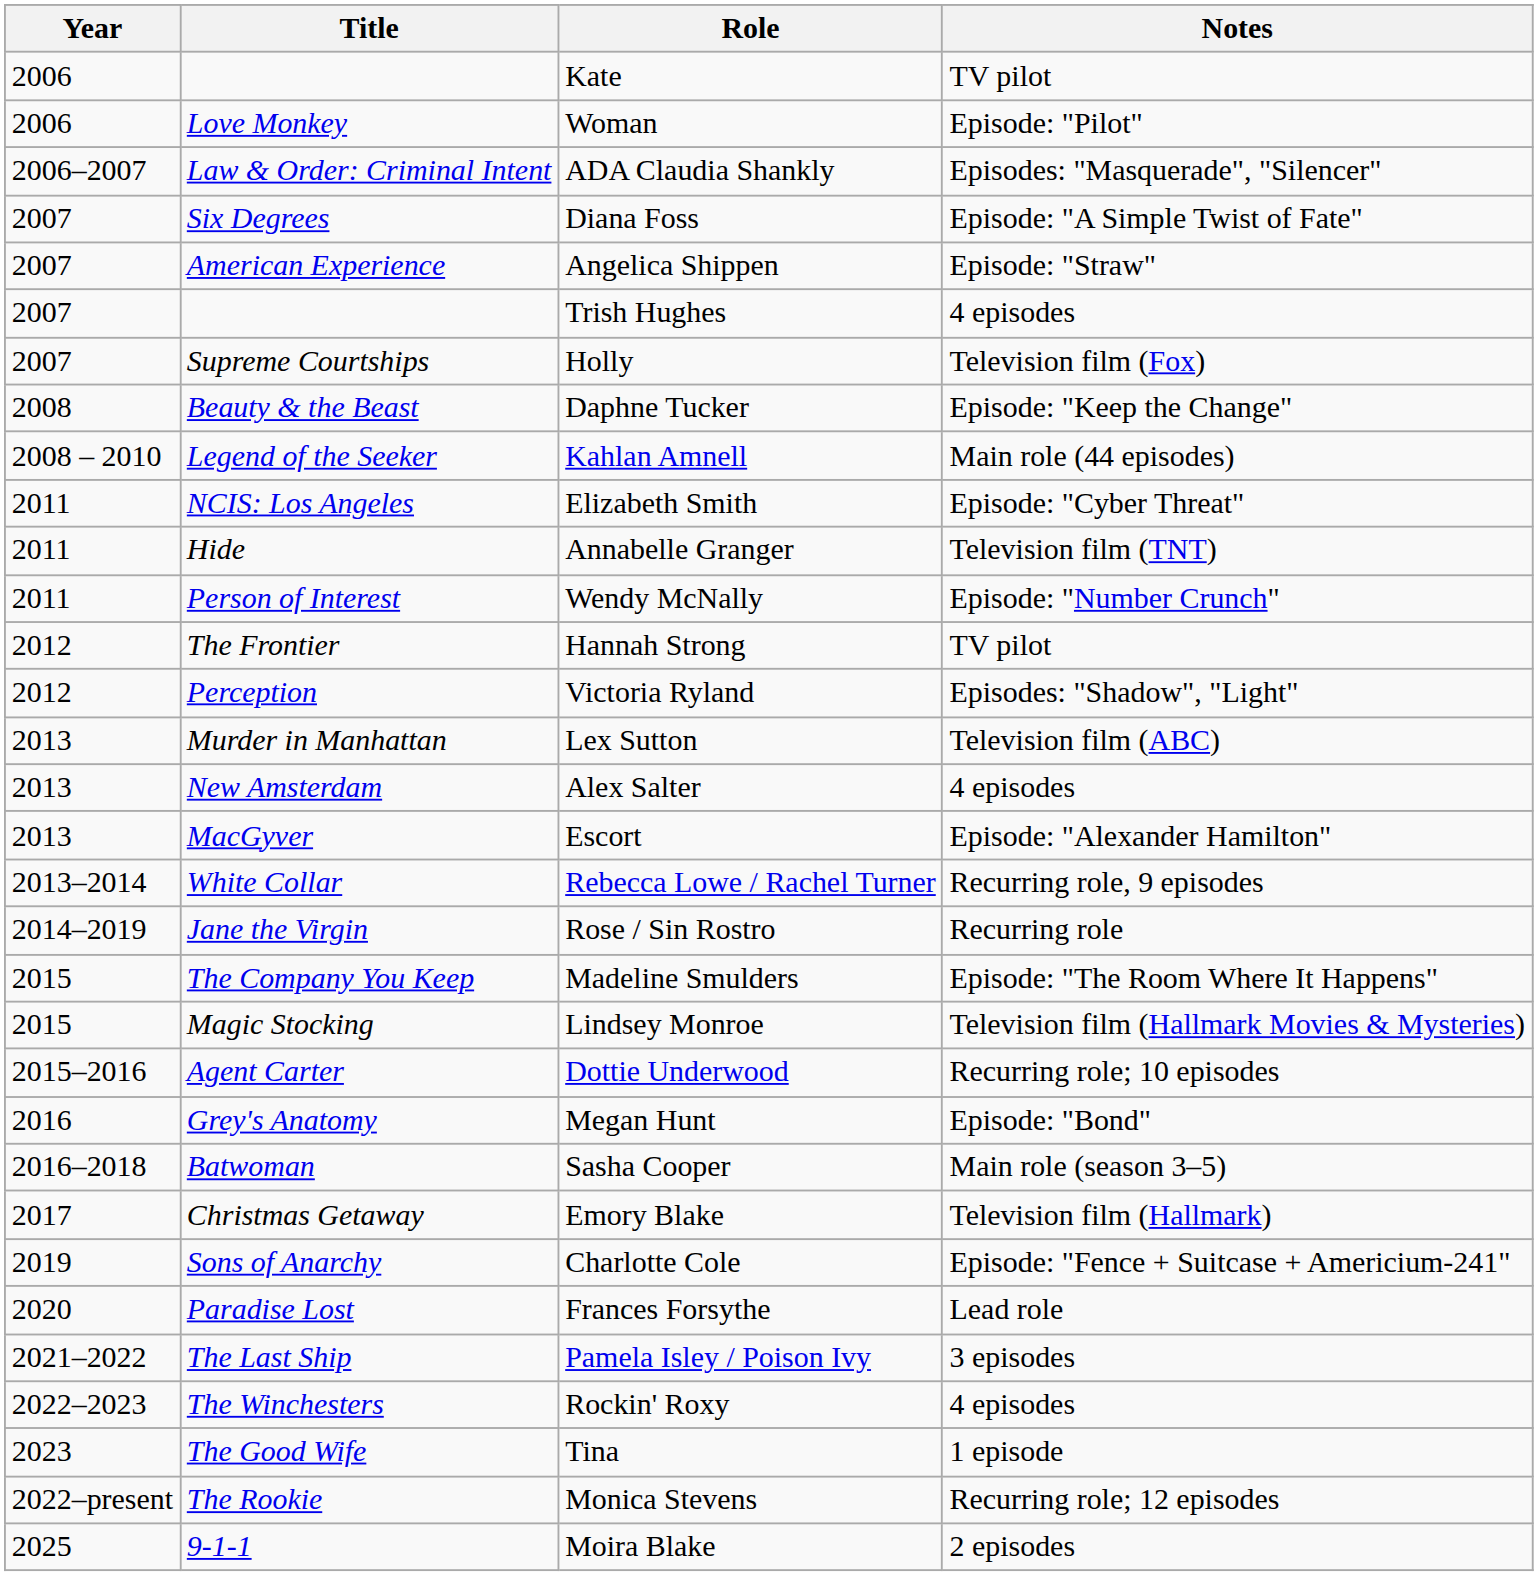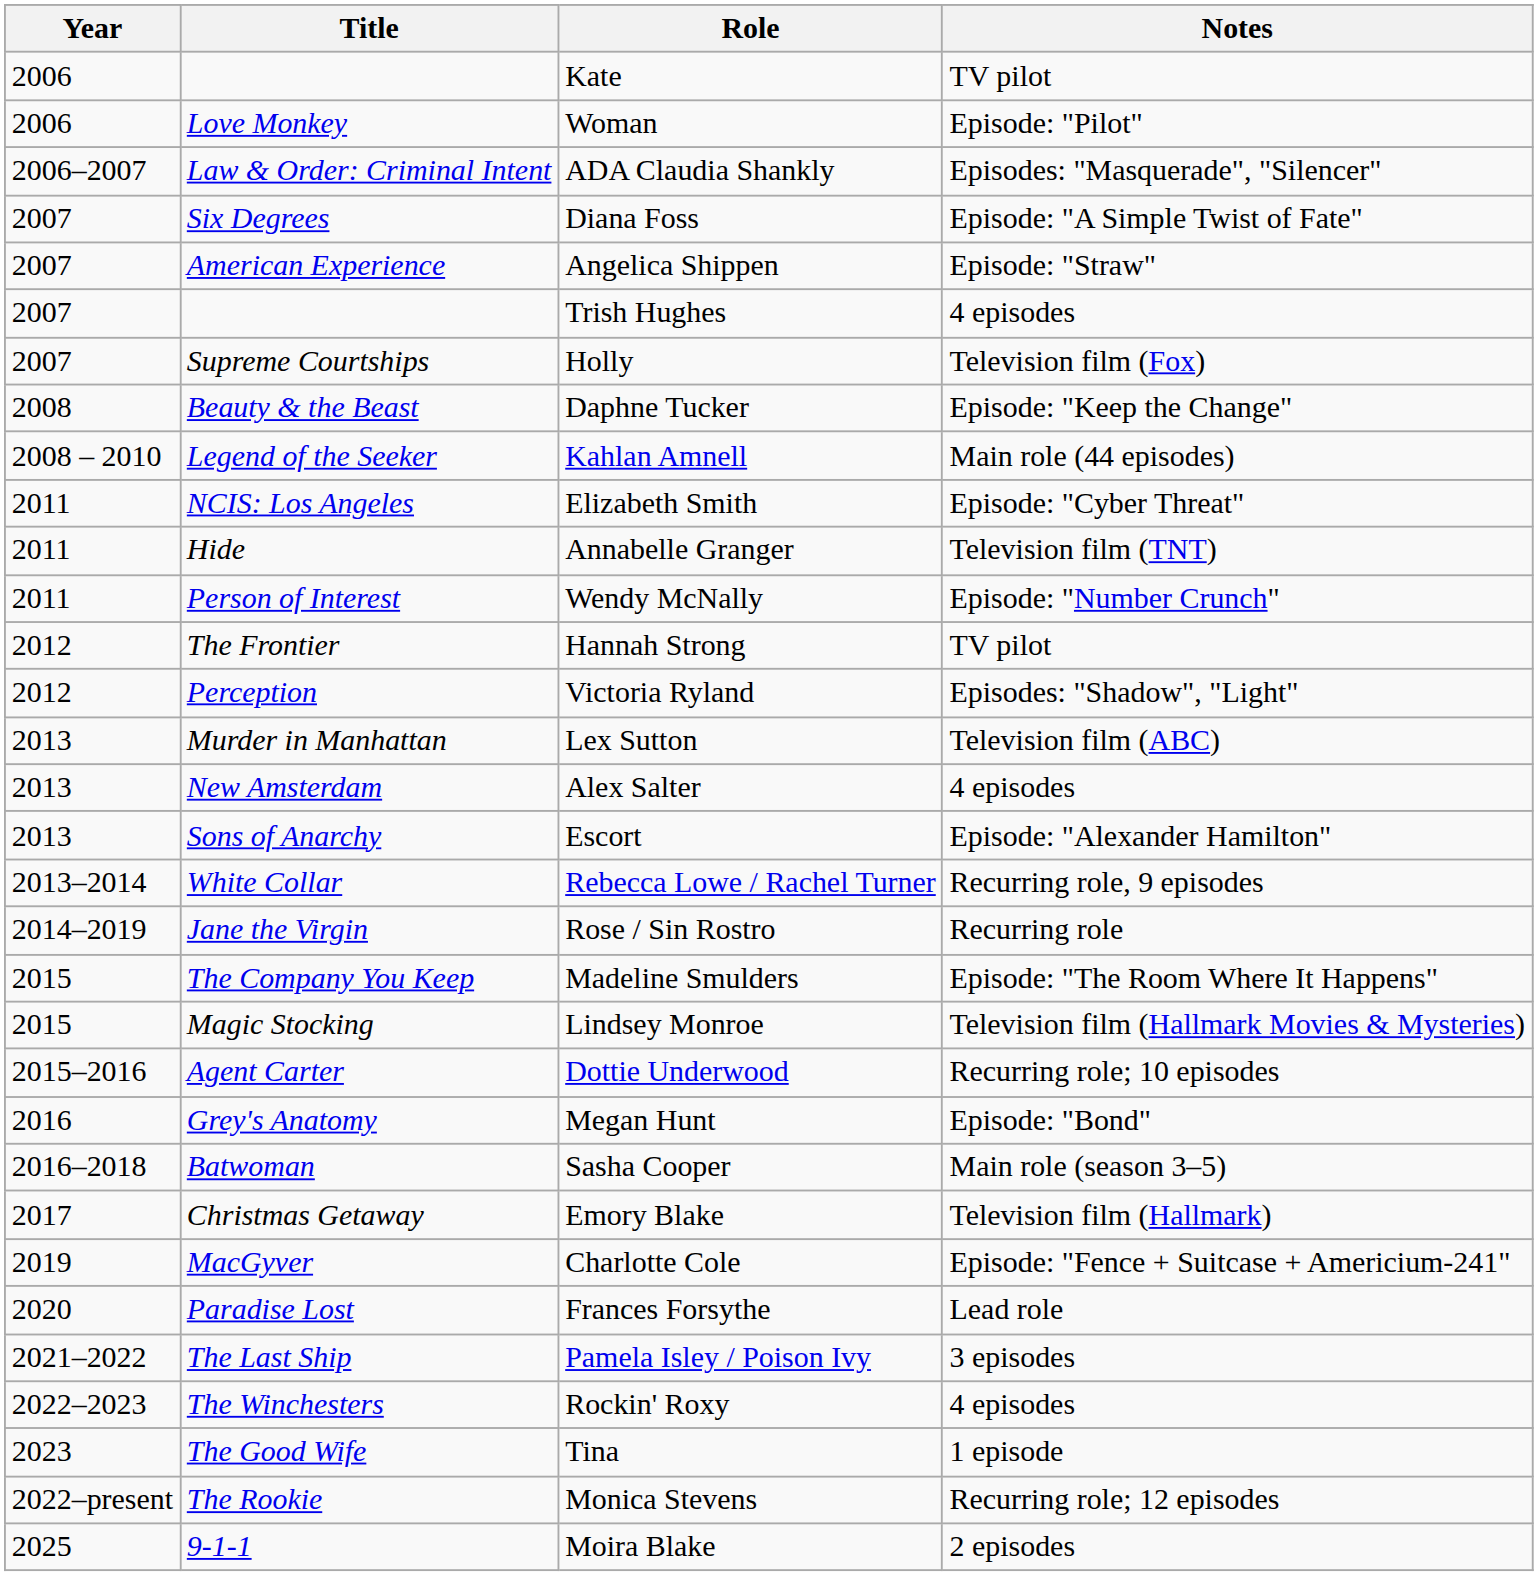(250, 834) MacGyver -> (284, 834) Sons of Anarchy
(284, 1261) Sons of Anarchy -> (250, 1261) MacGyver
